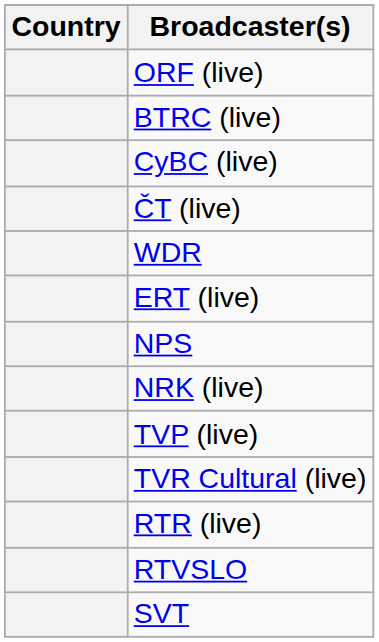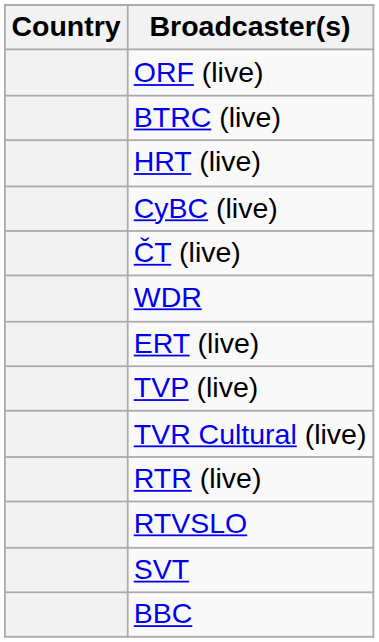+ row: (197, 162)
- row: (163, 343)
- row: (199, 388)
+ row: (163, 614)
